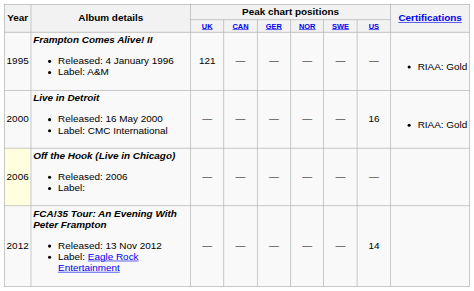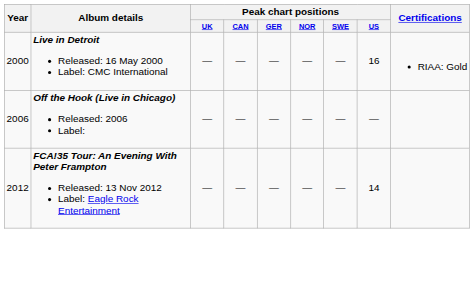- row: (111, 56)
(18, 177) lightyellow background -> (18, 119) no background
